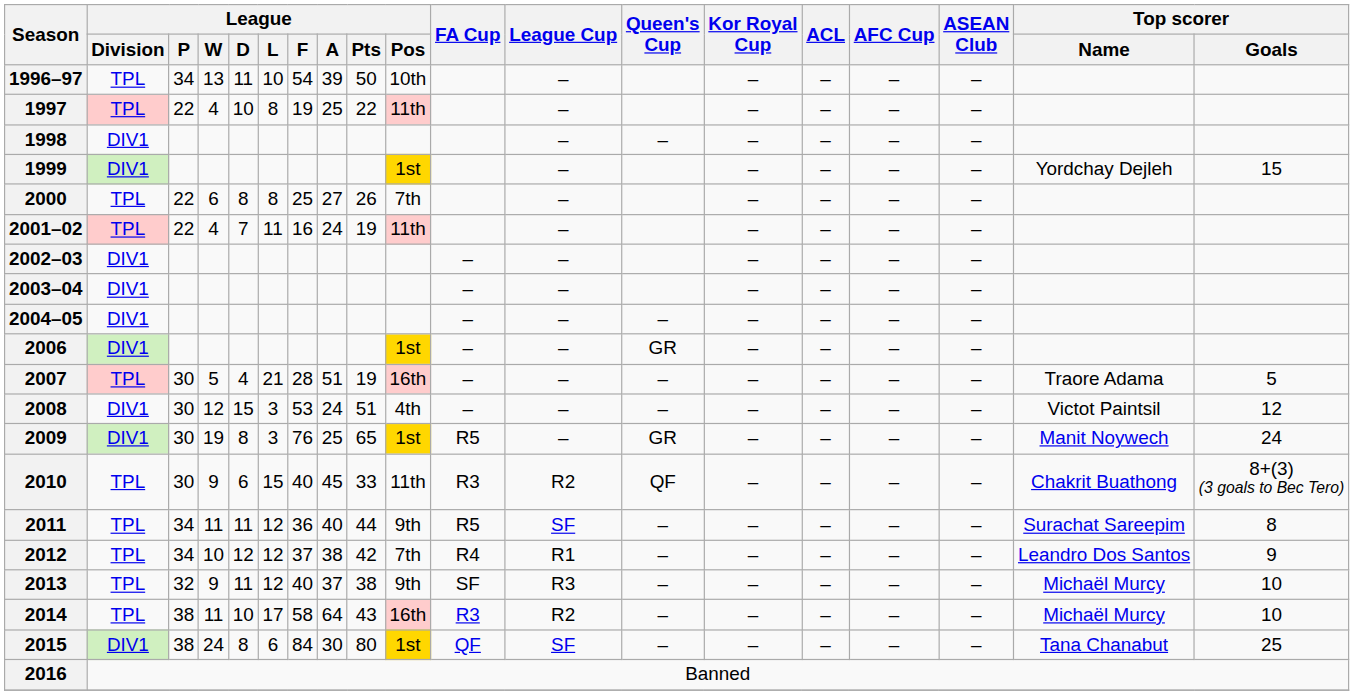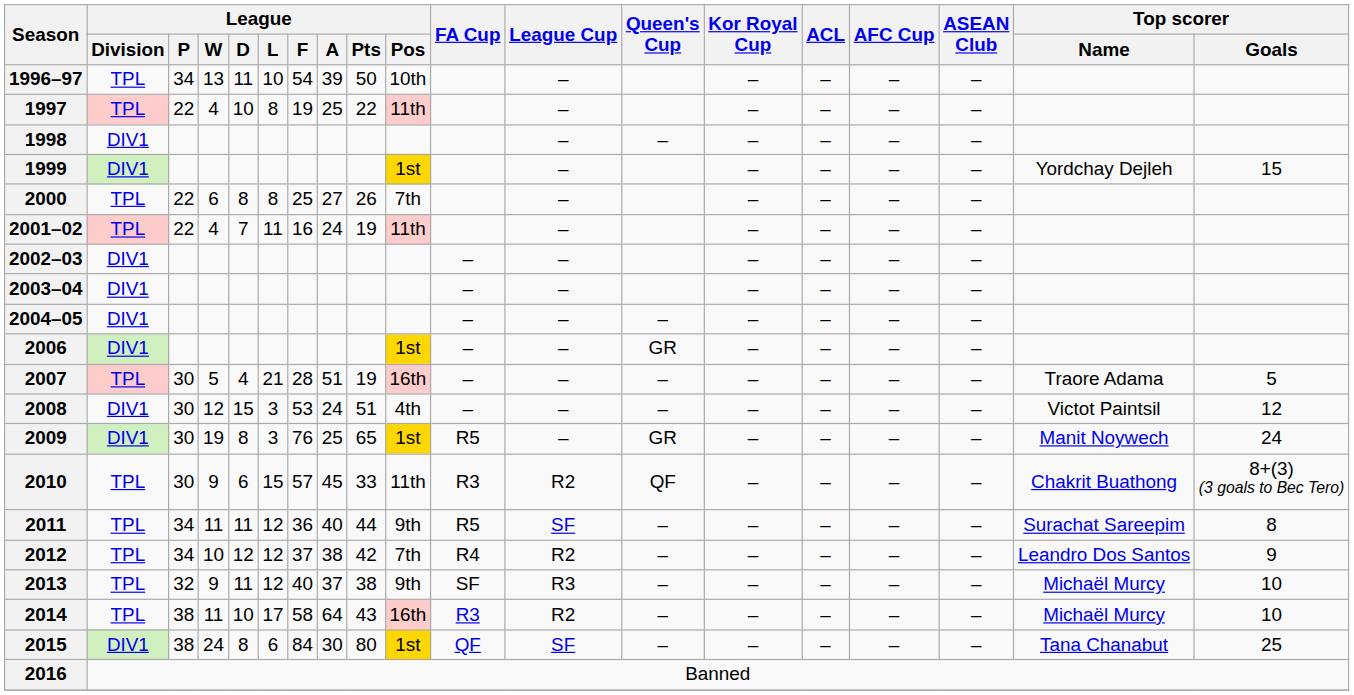(303, 481) 40 -> (303, 481) 57
(563, 554) R1 -> (563, 554) R2
